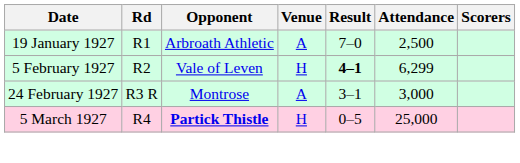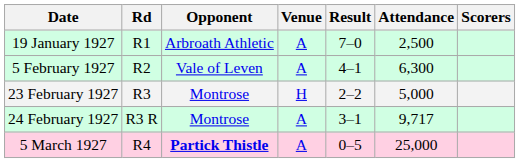(301, 68) H -> (301, 68) A
(350, 68) bold -> (350, 68) normal
(416, 68) 6,299 -> (416, 68) 6,300
+ row: (63, 94)
(416, 94) 3,000 -> (416, 119) 9,717
(301, 119) H -> (301, 145) A
